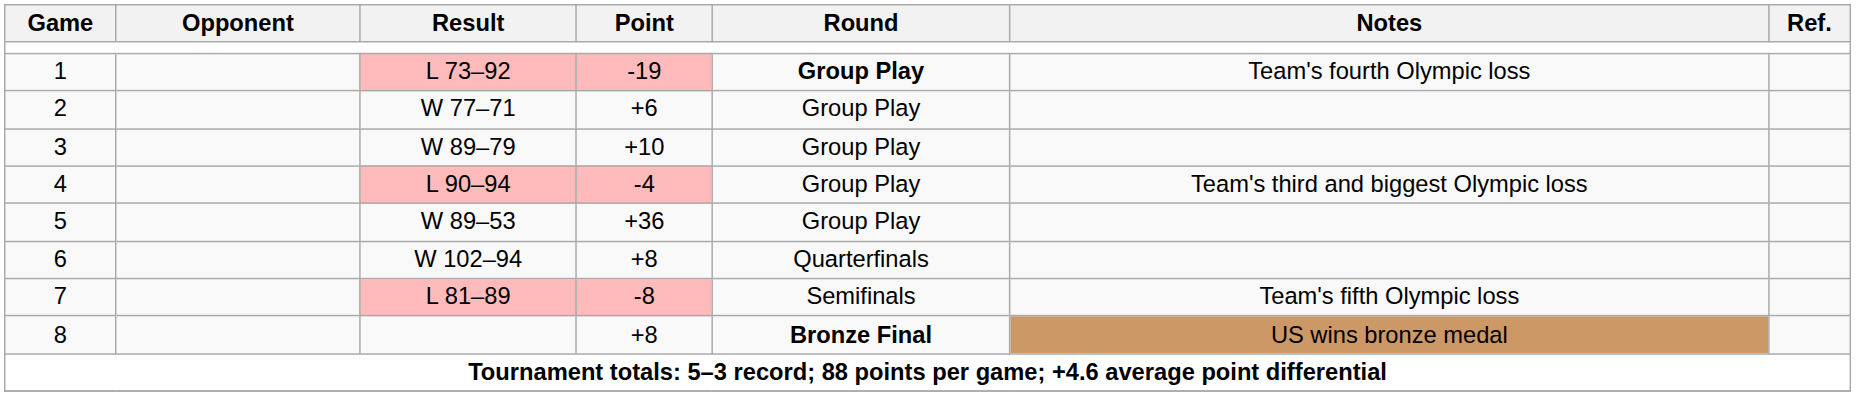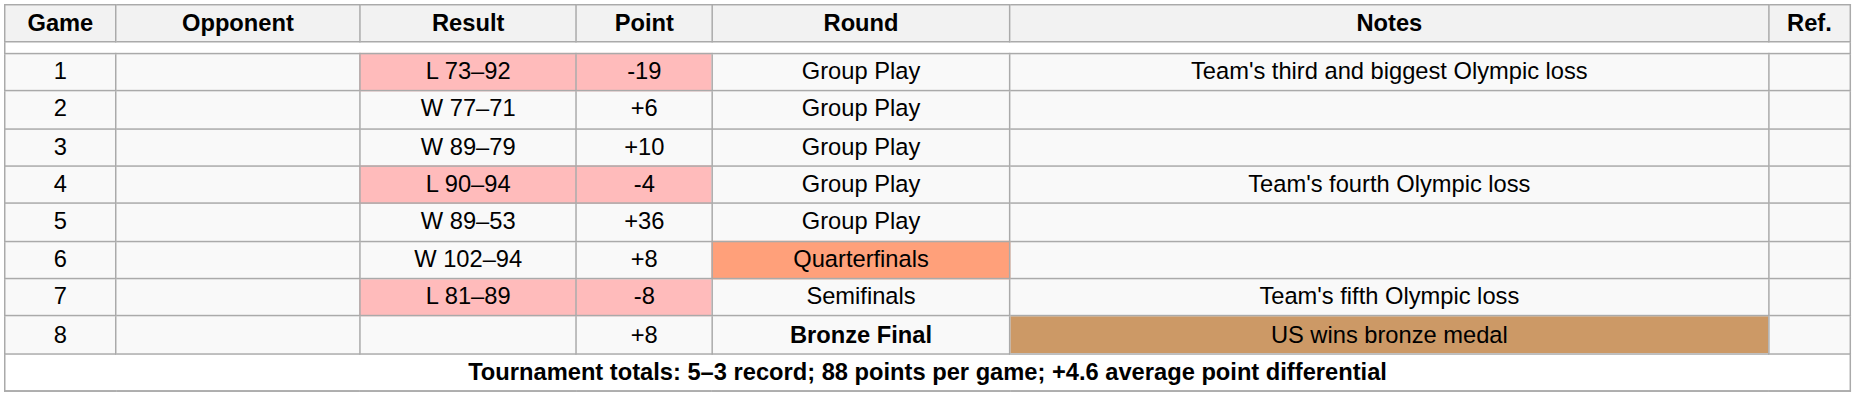(861, 71) bold -> (861, 71) normal
(1389, 71) Team's fourth Olympic loss -> (1389, 71) Team's third and biggest Olympic loss
(1389, 184) Team's third and biggest Olympic loss -> (1389, 184) Team's fourth Olympic loss
(861, 259) no background -> (861, 259) lightsalmon background
